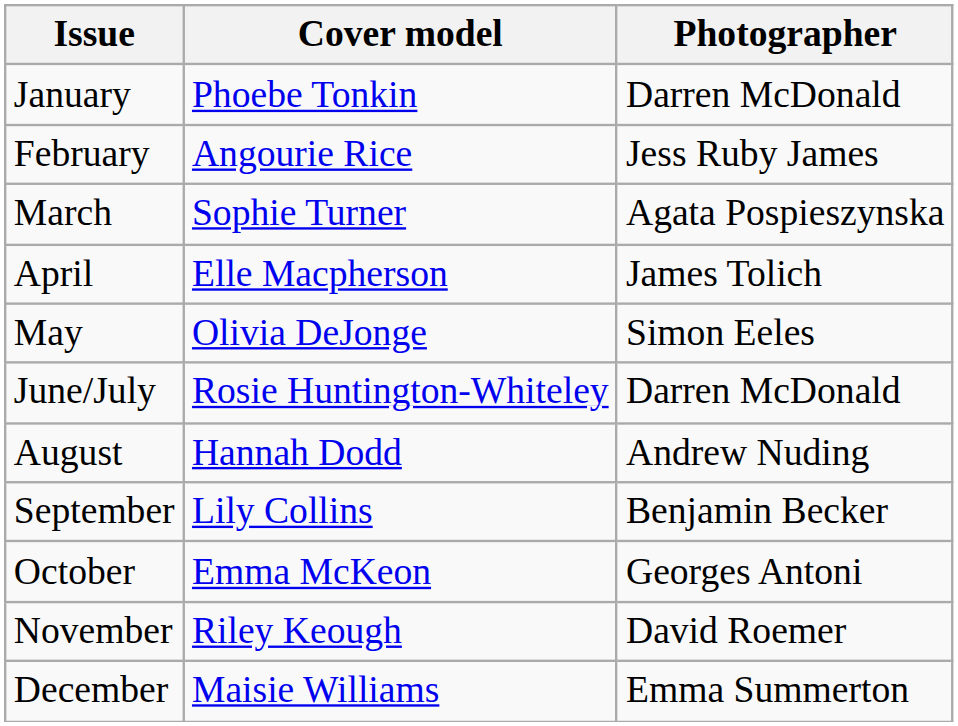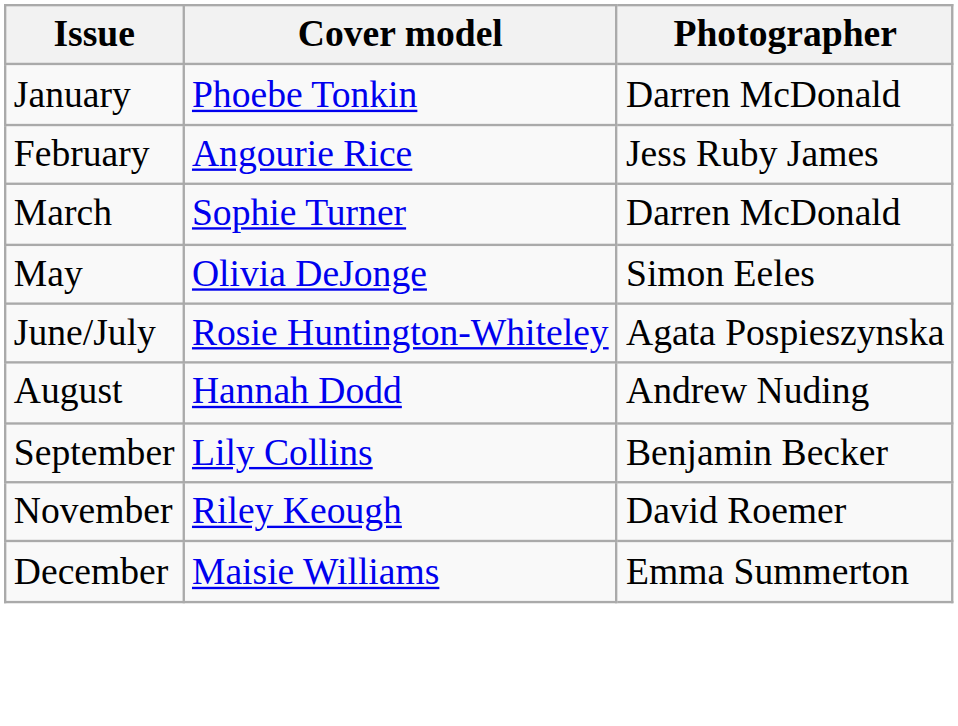(785, 213) Agata Pospieszynska -> (763, 213) Darren McDonald
- row: (54, 272)
(763, 392) Darren McDonald -> (785, 332) Agata Pospieszynska
- row: (74, 570)
